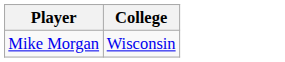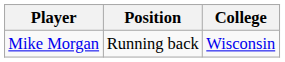+ column: (153, 17)
